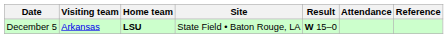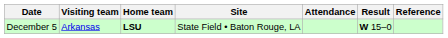columns swapped: (321, 12) <-> (366, 12)
